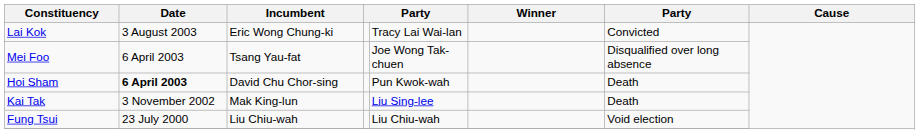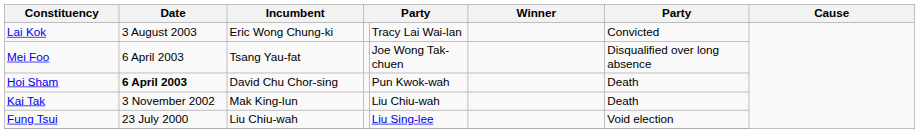(403, 100) Liu Sing-lee -> (406, 100) Liu Chiu-wah
(406, 119) Liu Chiu-wah -> (403, 119) Liu Sing-lee
